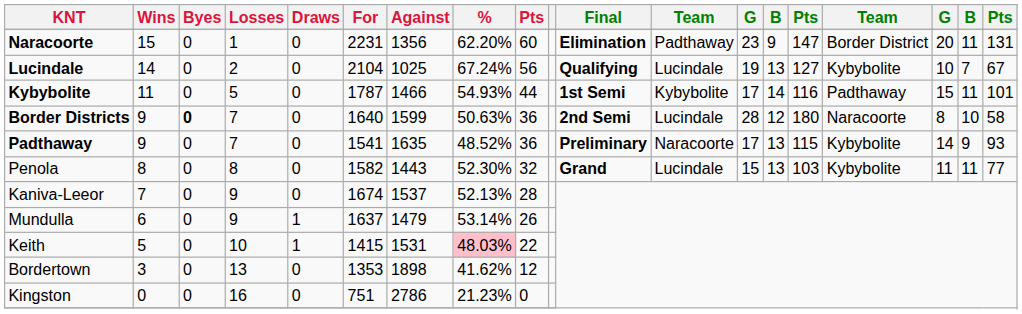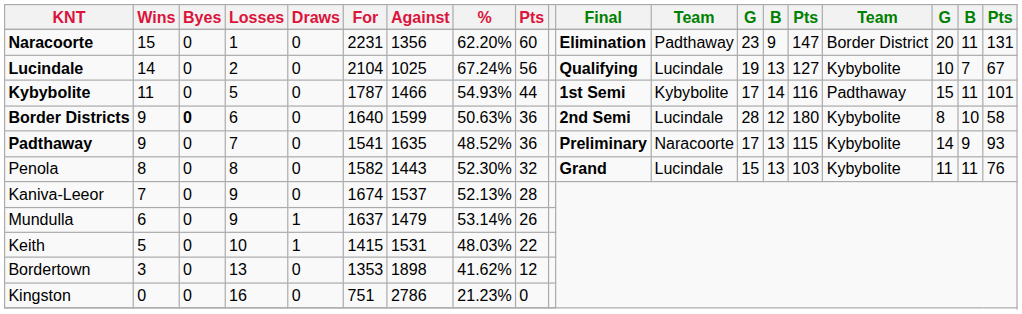(233, 118) 7 -> (233, 118) 6
(866, 118) Naracoorte -> (864, 118) Kybybolite
(996, 169) 77 -> (996, 169) 76
(485, 244) pink background -> (485, 244) no background
